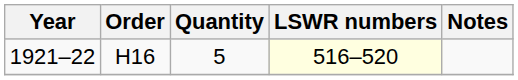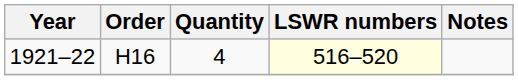(219, 56) 5 -> (219, 56) 4
